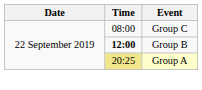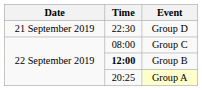+ row: (170, 28)
(123, 61) khaki background -> (123, 77) no background
